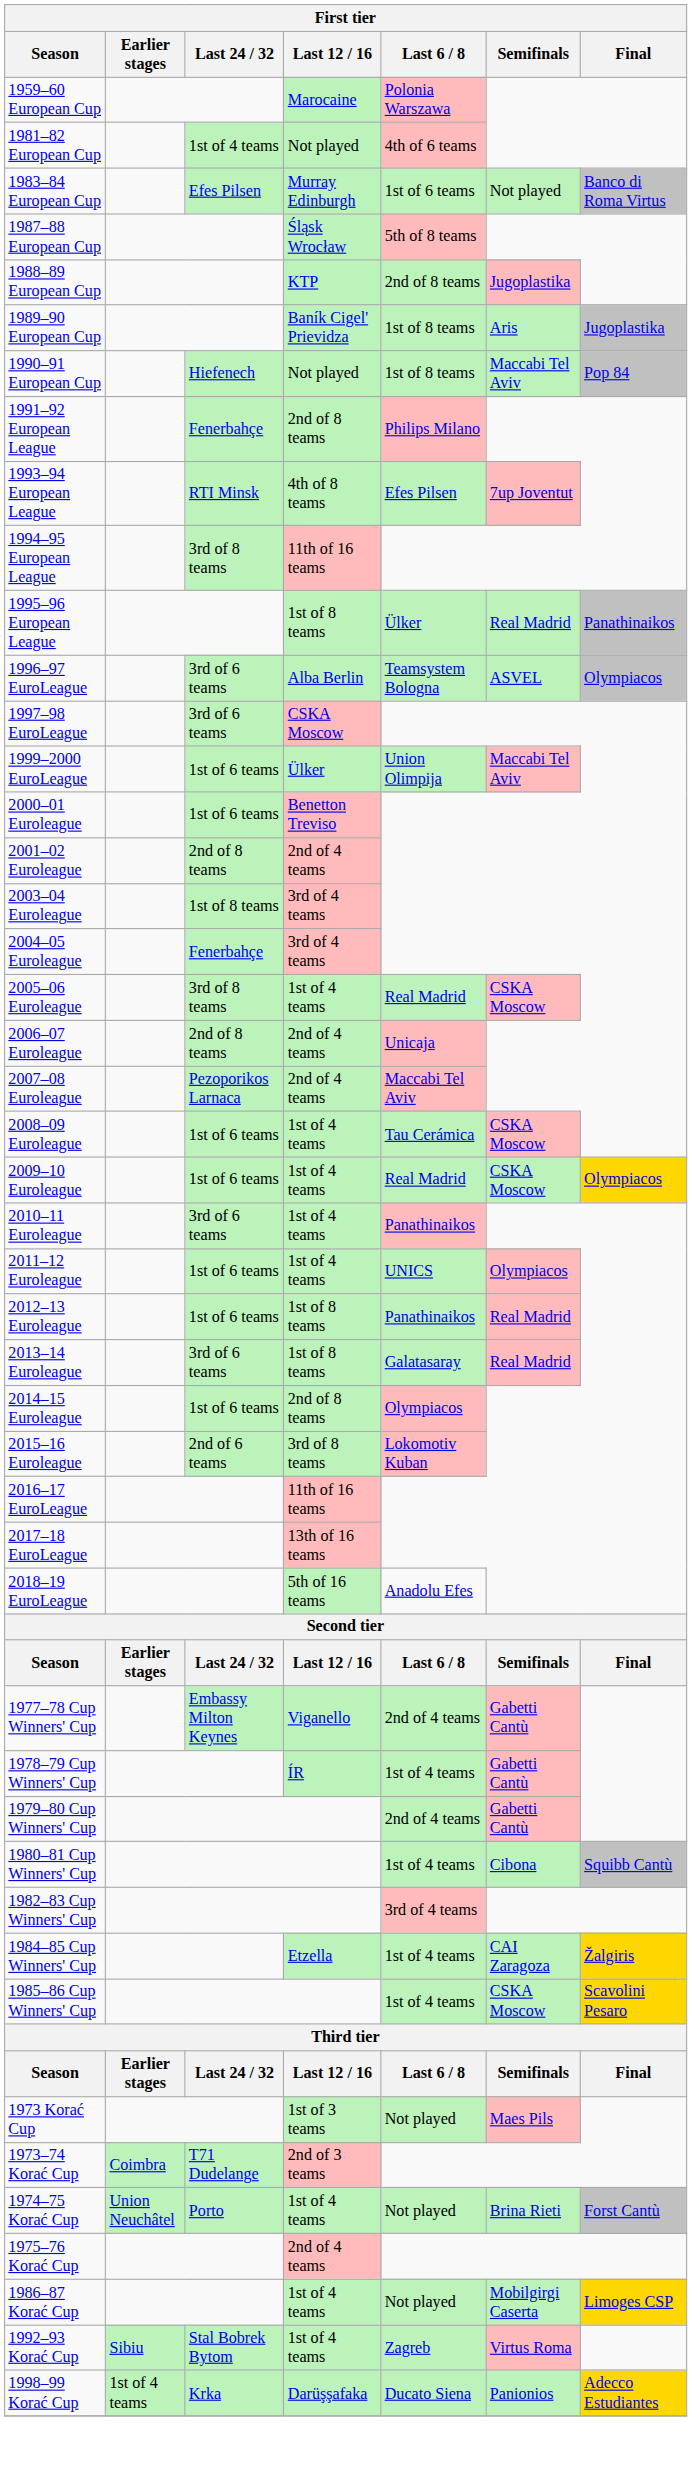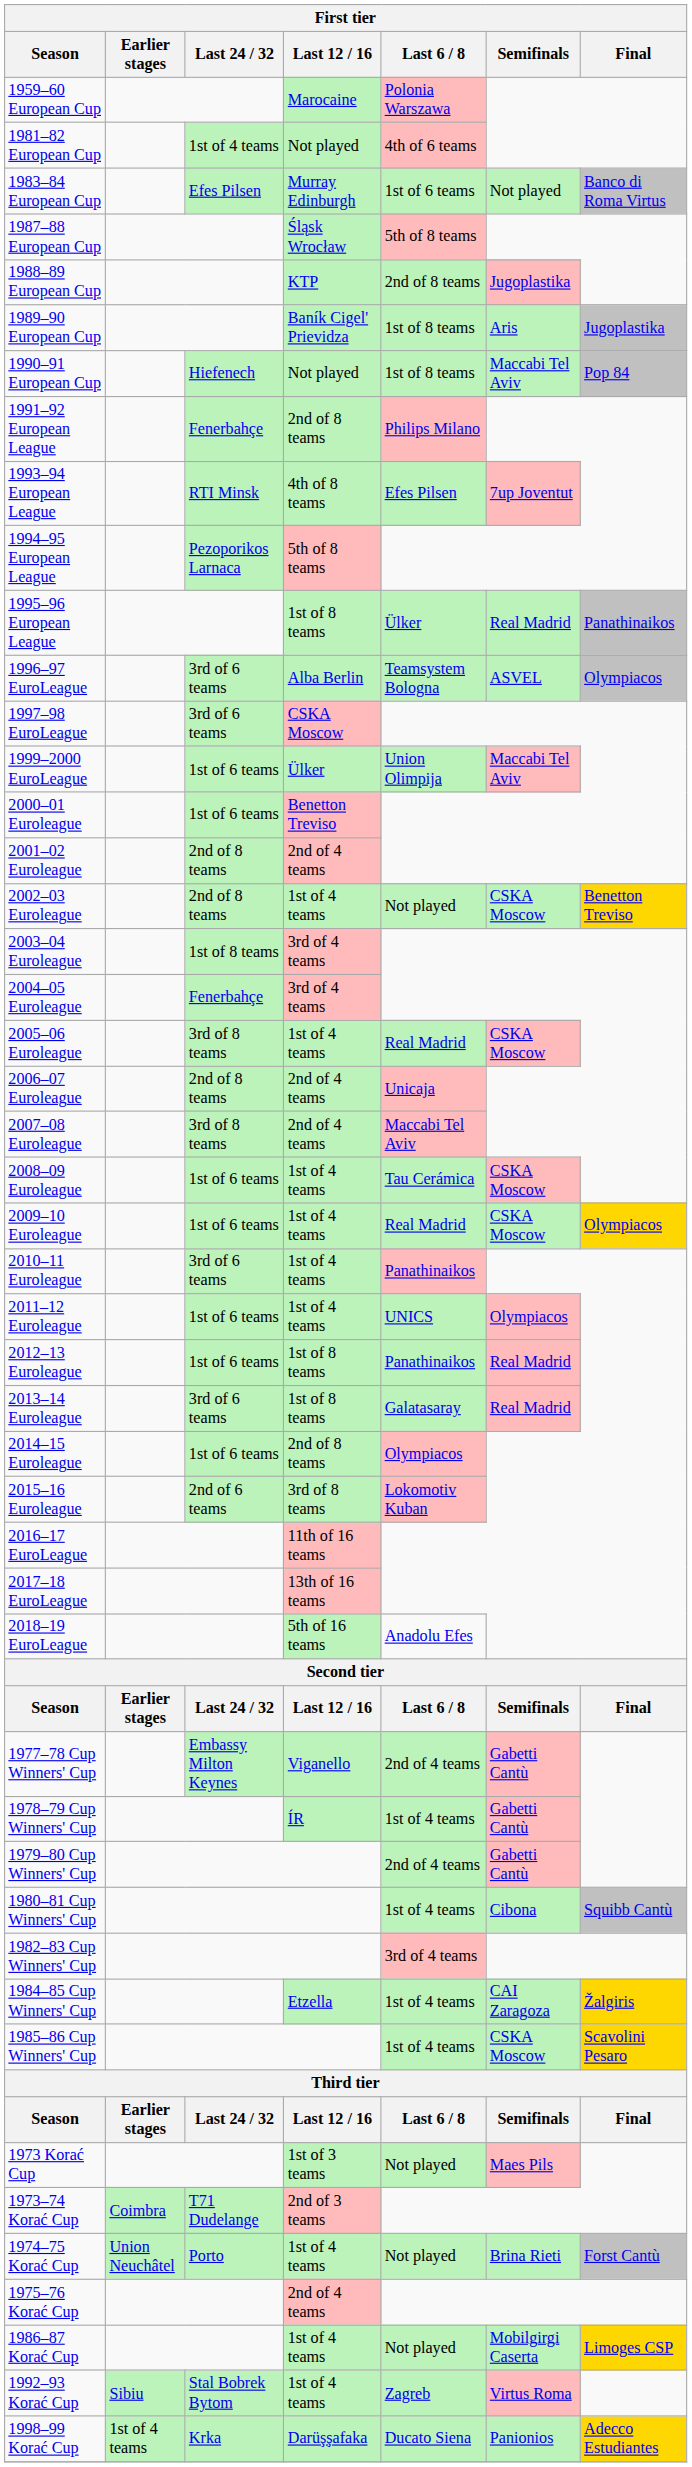(214, 558) 3rd of 8 teams -> (229, 558) Pezoporikos Larnaca
(321, 558) 11th of 16 teams -> (313, 558) 5th of 8 teams
+ row: (45, 906)
(229, 1088) Pezoporikos Larnaca -> (214, 1134) 3rd of 8 teams
